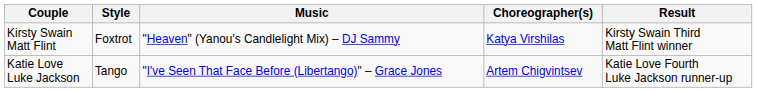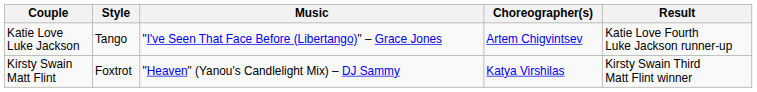rows swapped: (43, 71) <-> (40, 39)
